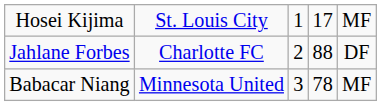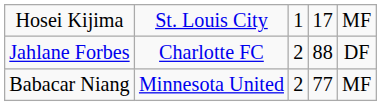(298, 84) 3 -> (298, 84) 2
(323, 84) 78 -> (323, 84) 77
